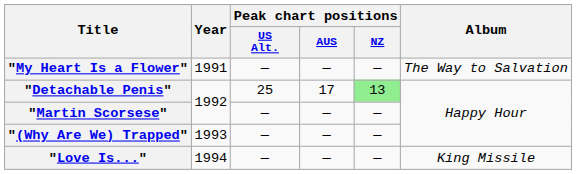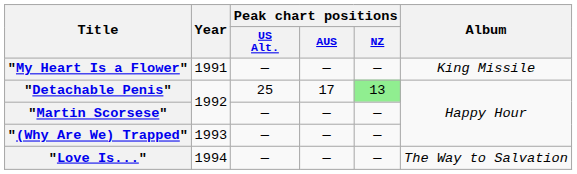(486, 69) The Way to Salvation -> (486, 69) King Missile
(486, 158) King Missile -> (486, 158) The Way to Salvation
